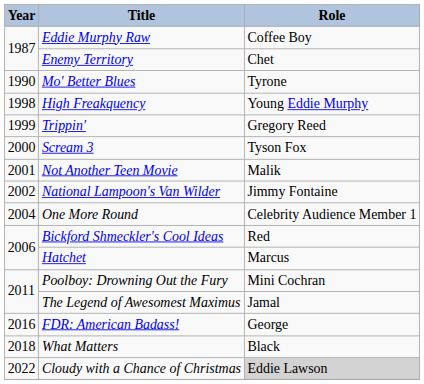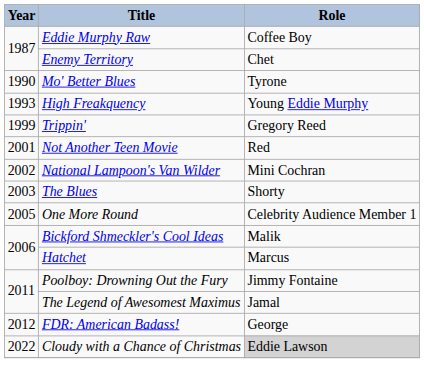(22, 103) 1998 -> (22, 103) 1993
- row: (68, 147)
(264, 170) Malik -> (259, 147) Red
(293, 192) Jimmy Fontaine -> (286, 170) Mini Cochran
+ row: (70, 192)
(22, 214) 2004 -> (22, 214) 2005
(259, 236) Red -> (264, 236) Malik
(286, 280) Mini Cochran -> (293, 280) Jimmy Fontaine
(22, 324) 2016 -> (22, 324) 2012
- row: (80, 346)
